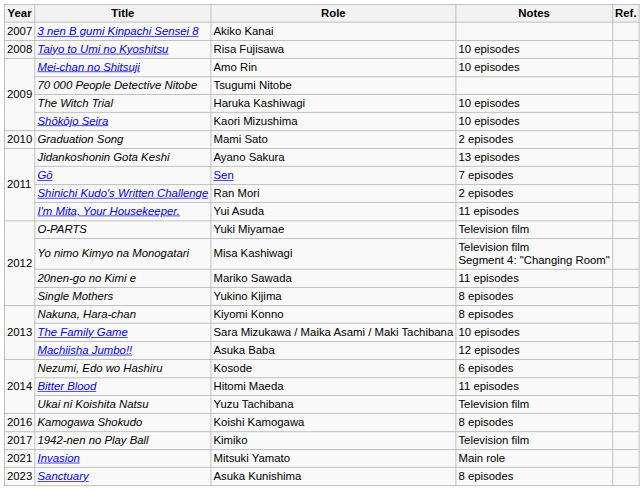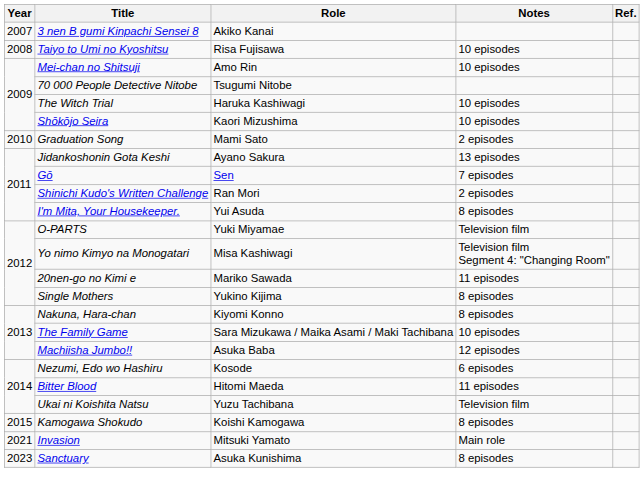(489, 211) 11 episodes -> (486, 211) 8 episodes
(20, 422) 2016 -> (20, 422) 2015
- row: (93, 440)
